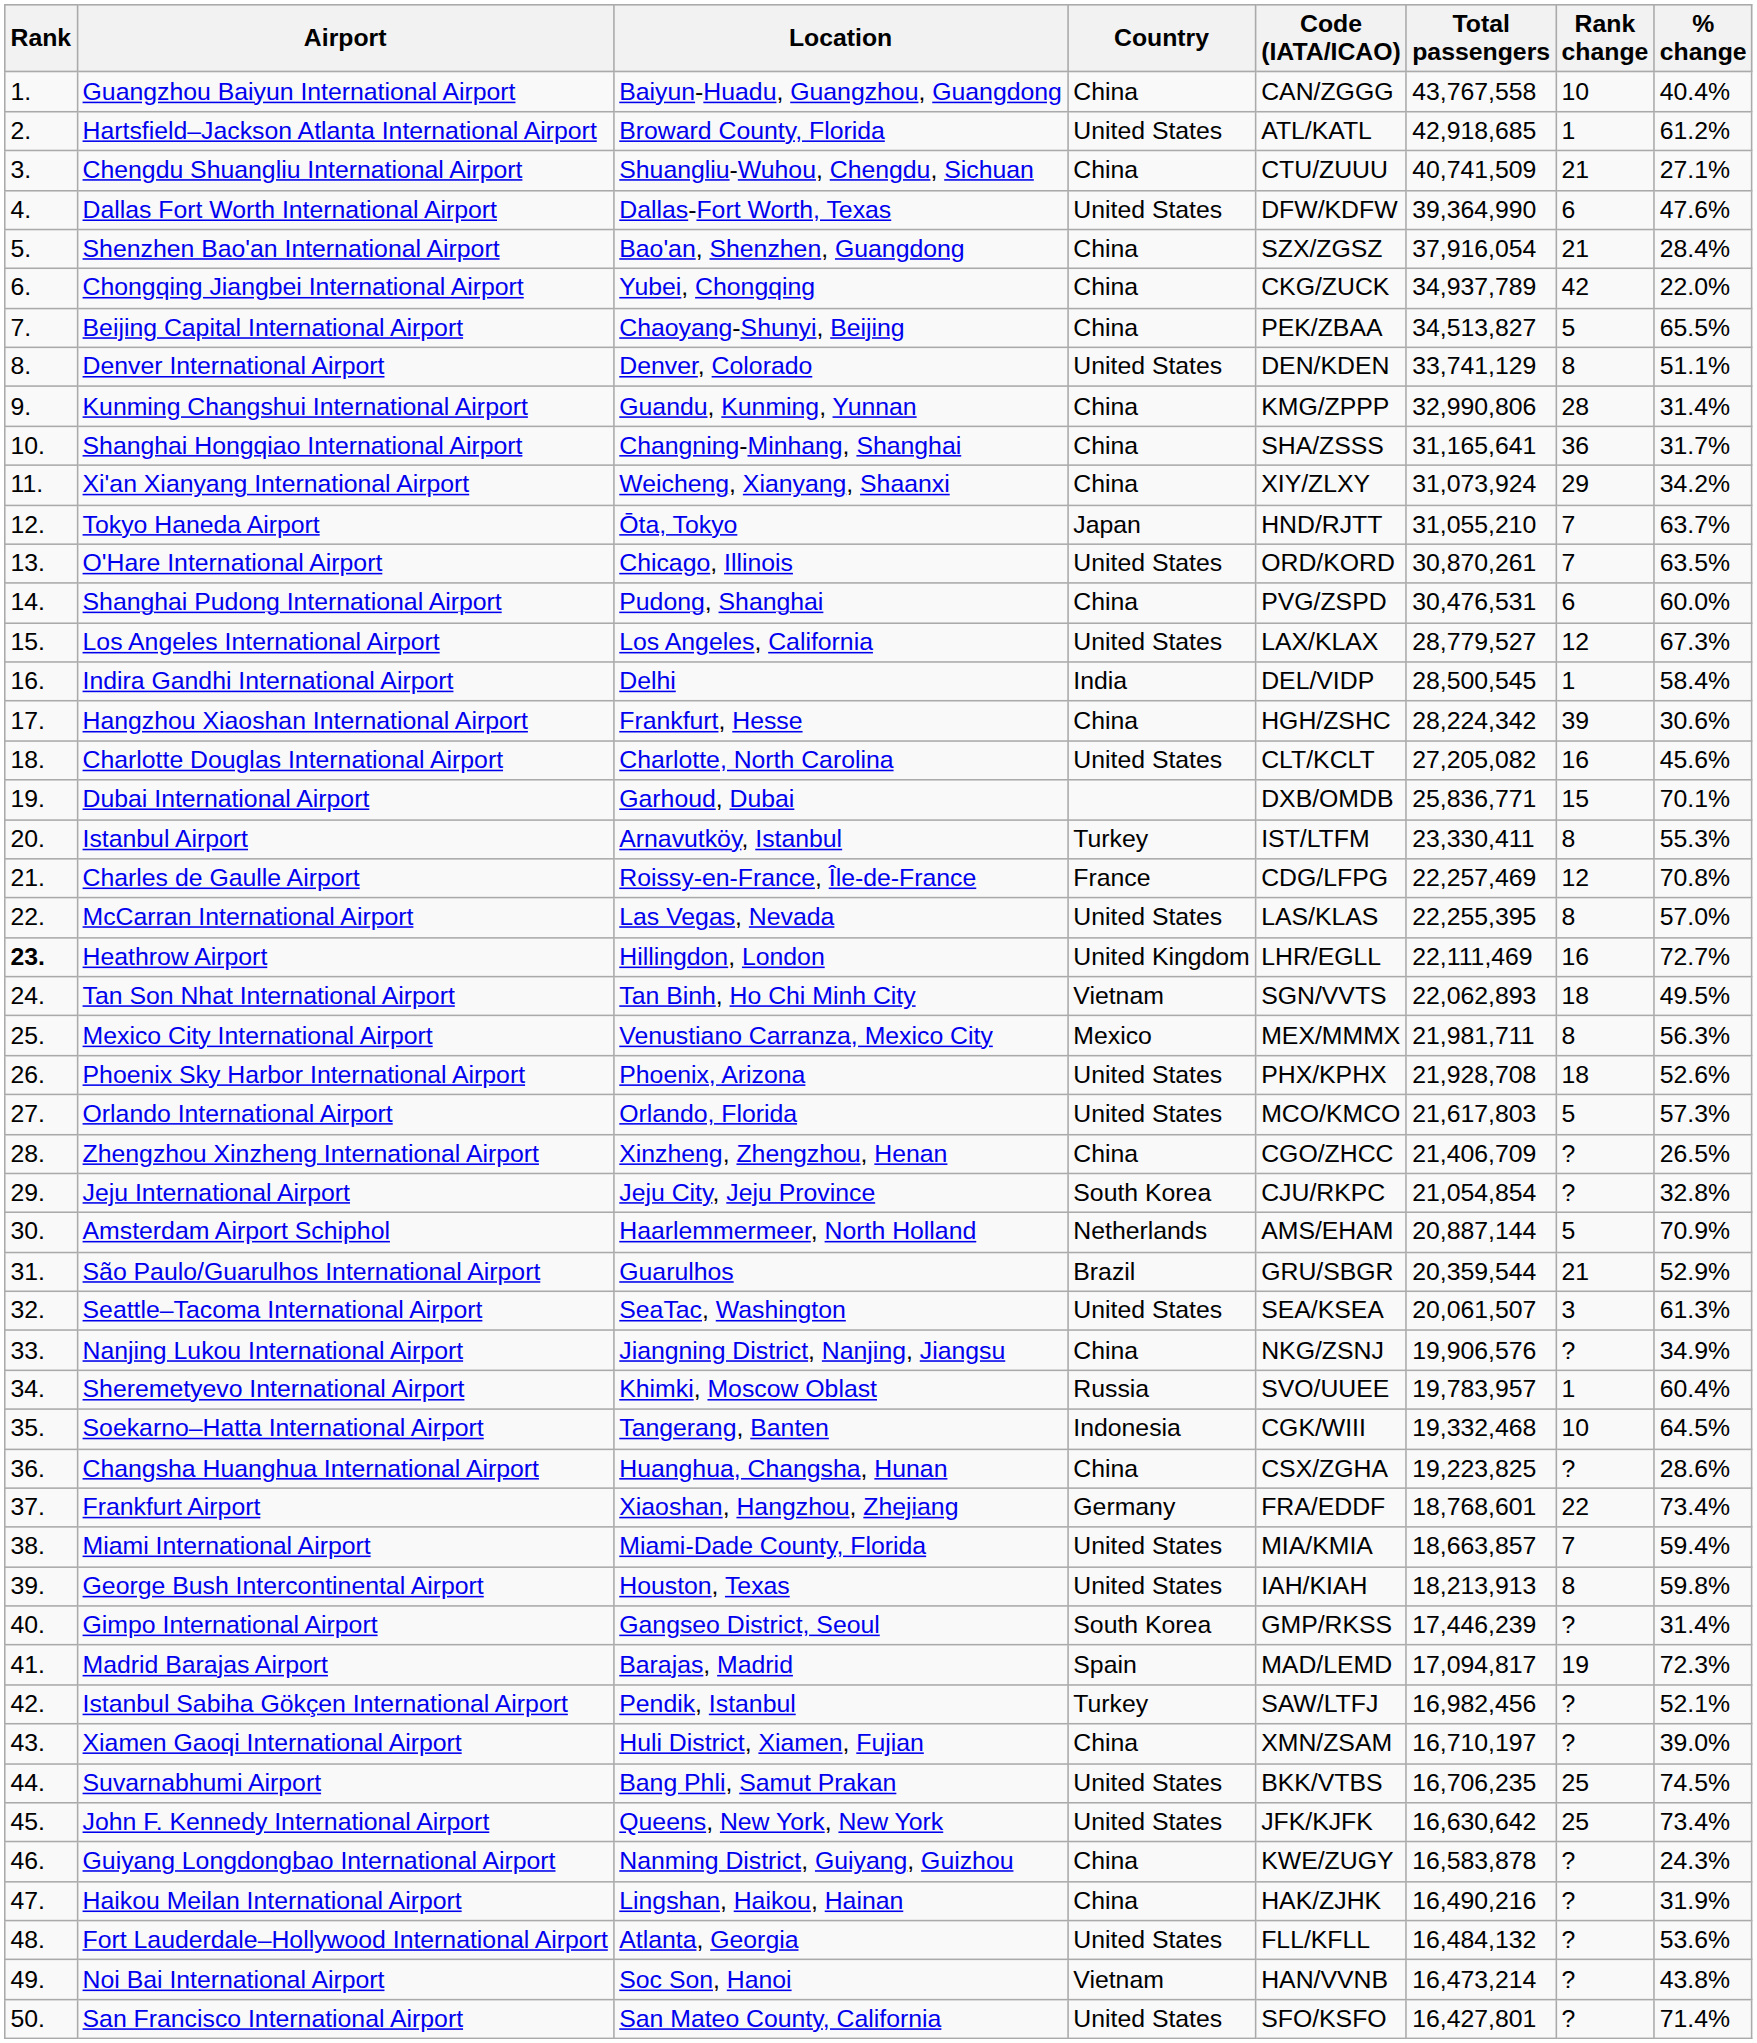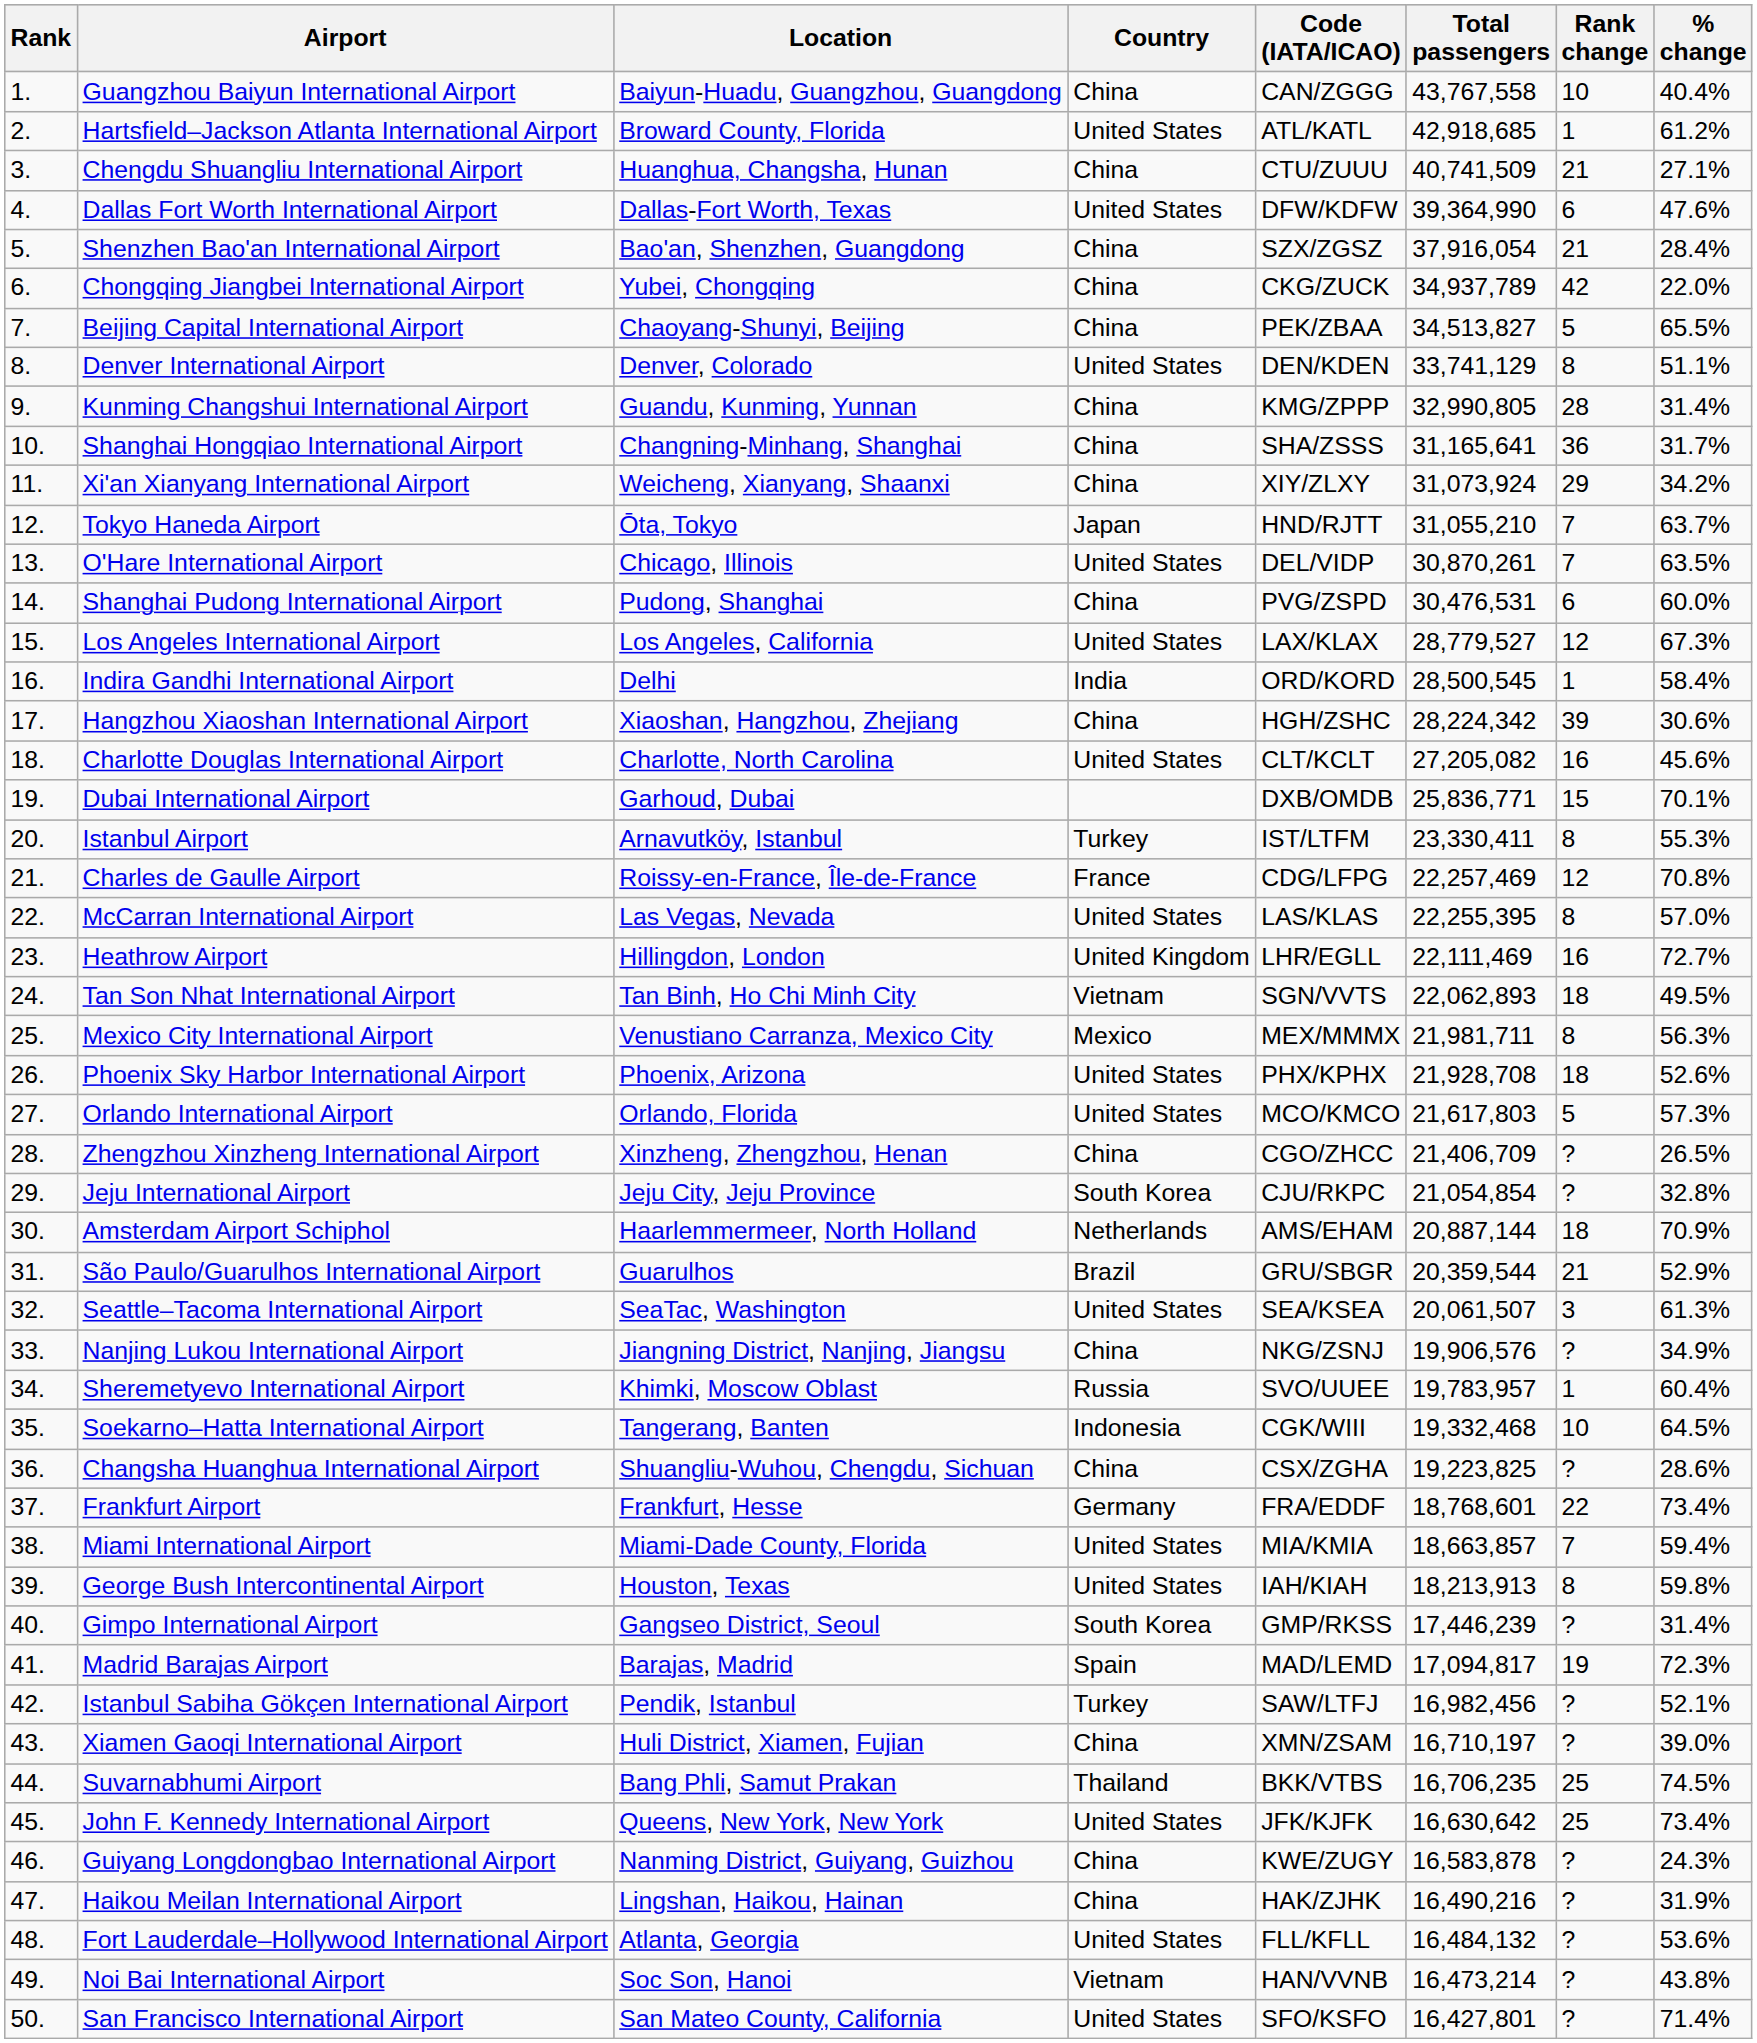(827, 170) Shuangliu-Wuhou, Chengdu, Sichuan -> (783, 170) Huanghua, Changsha, Hunan
(1474, 406) 32,990,806 -> (1474, 406) 32,990,805
(1328, 563) ORD/KORD -> (1318, 563) DEL/VIDP
(1318, 681) DEL/VIDP -> (1328, 681) ORD/KORD
(711, 720) Frankfurt, Hesse -> (789, 720) Xiaoshan, Hangzhou, Zhejiang
(28, 956) bold -> (28, 956) normal
(1568, 1232) 5 -> (1575, 1232) 18
(783, 1467) Huanghua, Changsha, Hunan -> (827, 1467) Shuangliu-Wuhou, Chengdu, Sichuan
(789, 1507) Xiaoshan, Hangzhou, Zhejiang -> (711, 1507) Frankfurt, Hesse
(1148, 1782) United States -> (1121, 1782) Thailand
